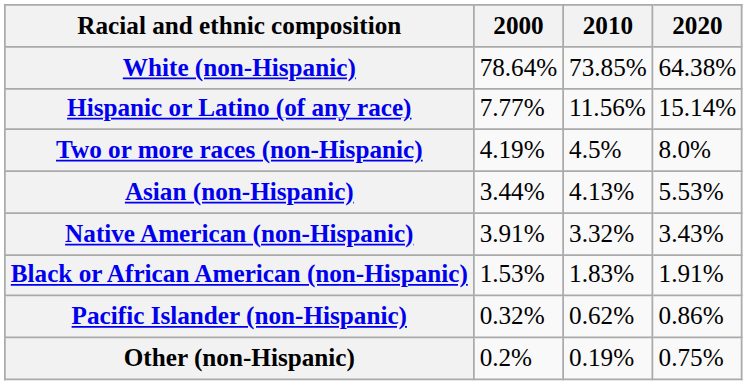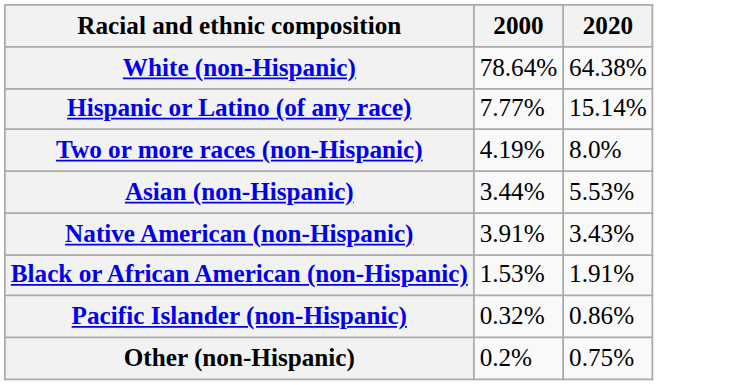- column: (608, 25)
